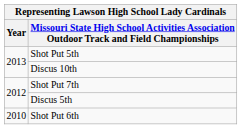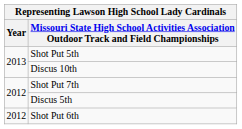(16, 116) 2010 -> (16, 116) 2012
